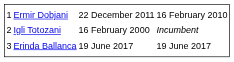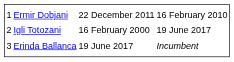(177, 30) Incumbent -> (184, 30) 19 June 2017
(184, 46) 19 June 2017 -> (177, 46) Incumbent
